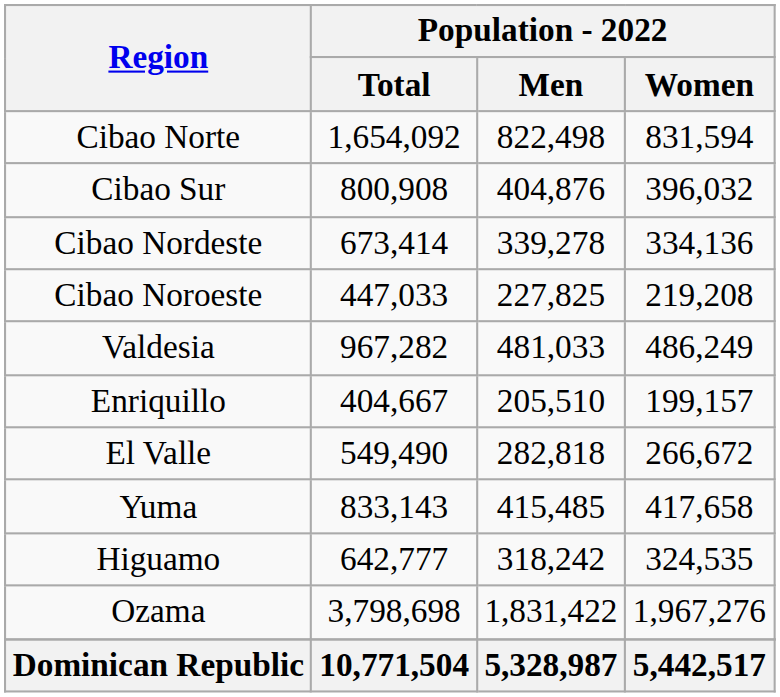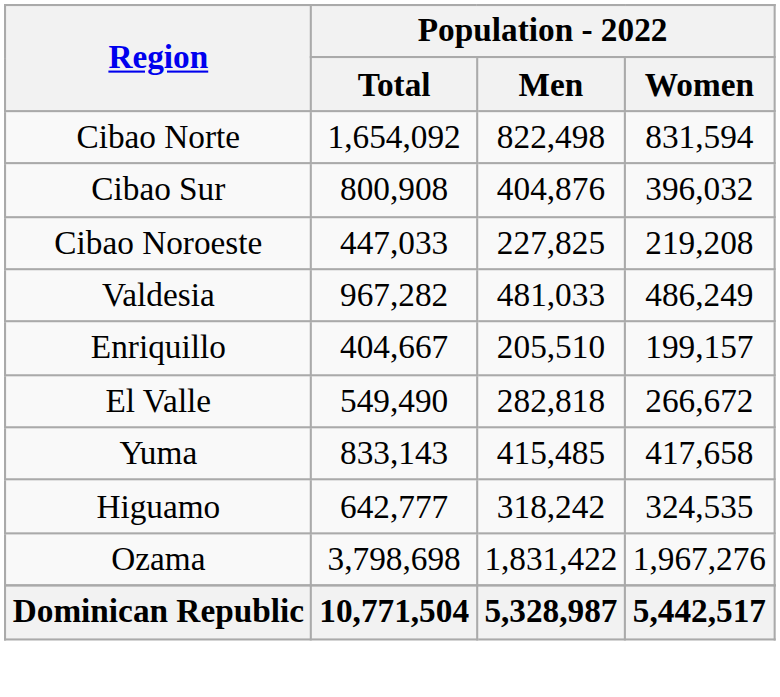- row: (158, 242)
